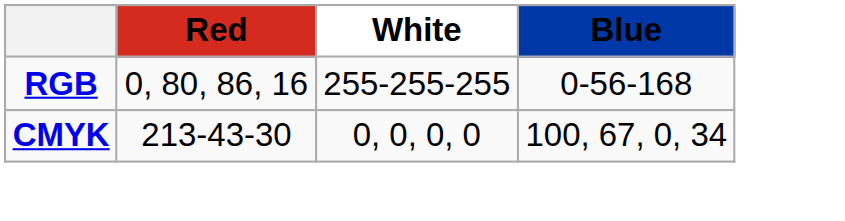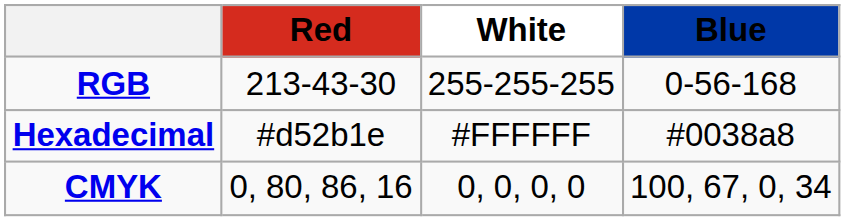(217, 82) 0, 80, 86, 16 -> (321, 82) 213-43-30
+ row: (113, 135)
(216, 135) 213-43-30 -> (321, 187) 0, 80, 86, 16
